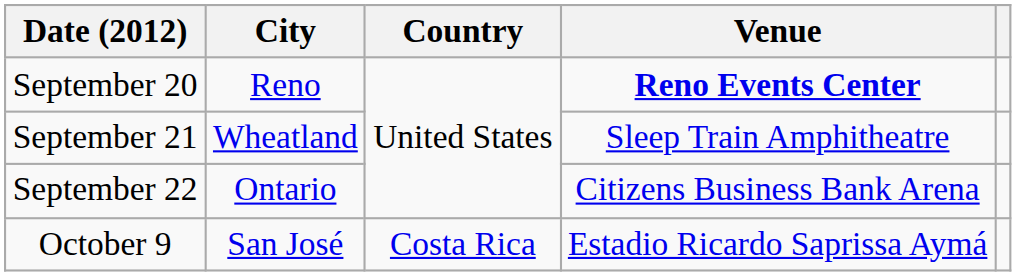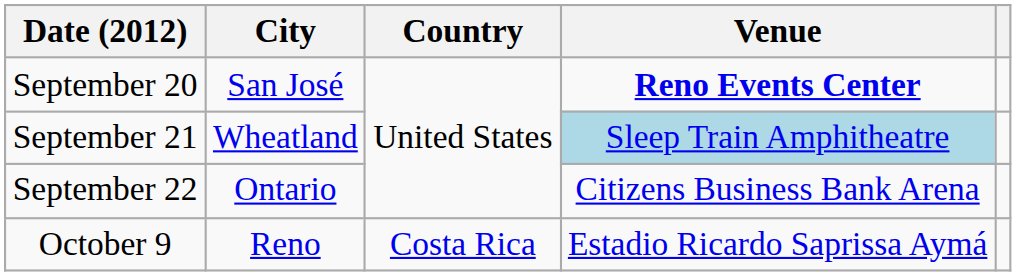(285, 84) Reno -> (285, 84) San José
(778, 137) no background -> (778, 137) lightblue background
(285, 243) San José -> (285, 243) Reno
